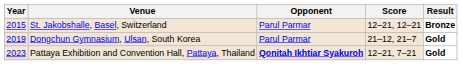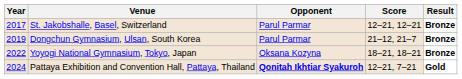(16, 26) 2015 -> (16, 26) 2017
(435, 39) Gold -> (440, 39) Bronze
+ row: (113, 53)
(16, 53) 2023 -> (16, 67) 2024
